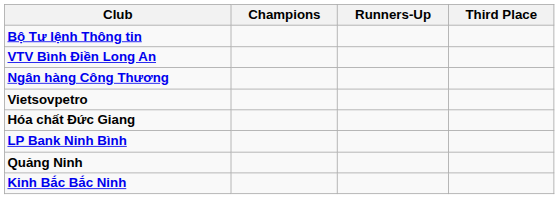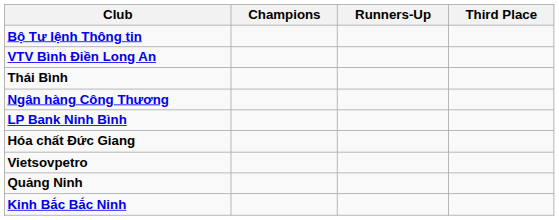+ row: (38, 78)
rows swapped: (67, 141) <-> (48, 99)
